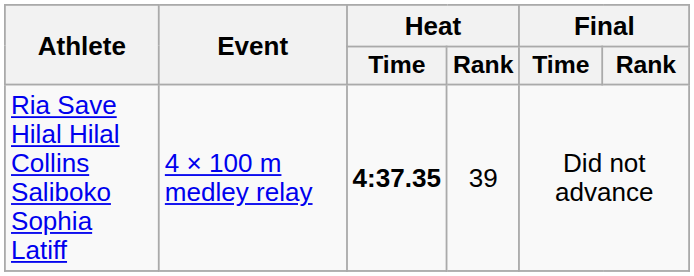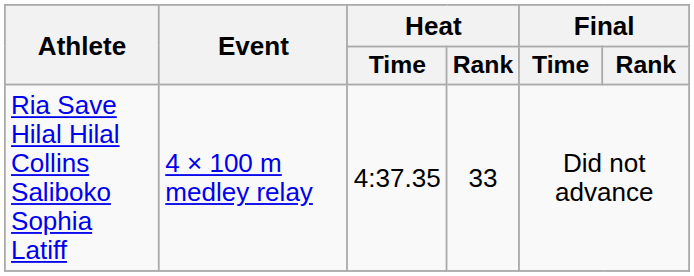(397, 178) bold -> (397, 178) normal
(483, 178) 39 -> (483, 178) 33
